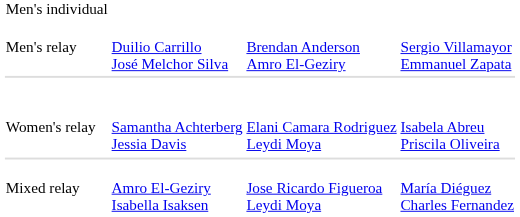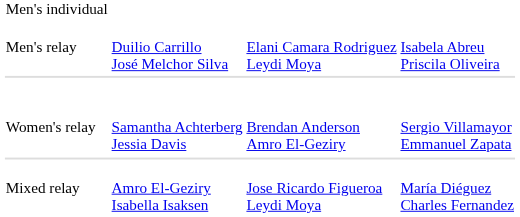(303, 55) Brendan Anderson Amro El-Geziry -> (322, 55) Elani Camara Rodriguez Leydi Moya
(456, 55) Sergio Villamayor Emmanuel Zapata -> (450, 55) Isabela Abreu Priscila Oliveira
(322, 135) Elani Camara Rodriguez Leydi Moya -> (303, 135) Brendan Anderson Amro El-Geziry
(450, 135) Isabela Abreu Priscila Oliveira -> (456, 135) Sergio Villamayor Emmanuel Zapata
